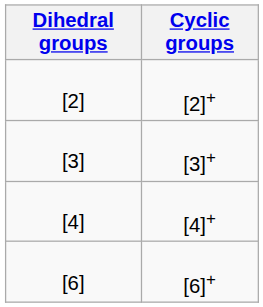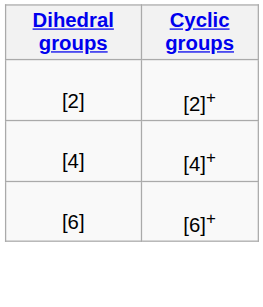- row: (73, 162)
